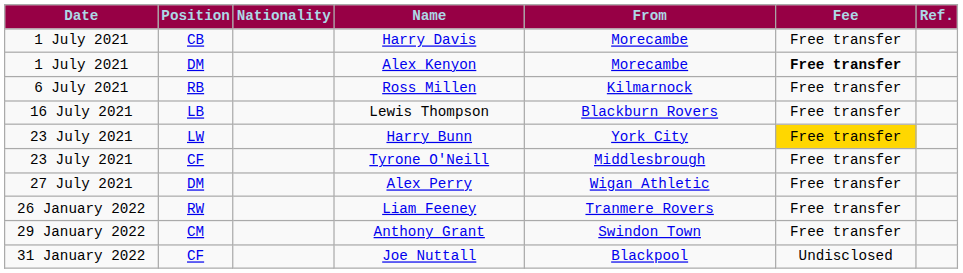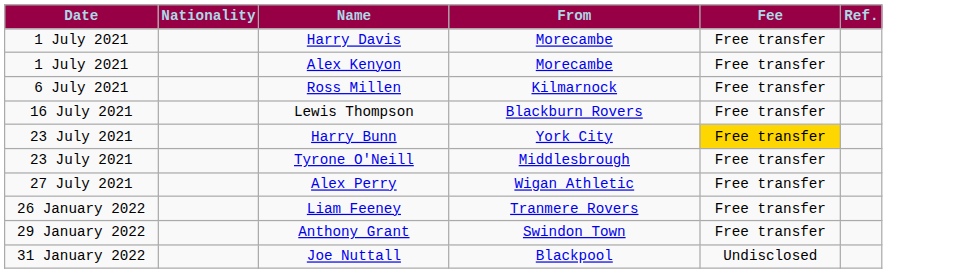- column: (196, 16)
(846, 64) bold -> (770, 64) normal
